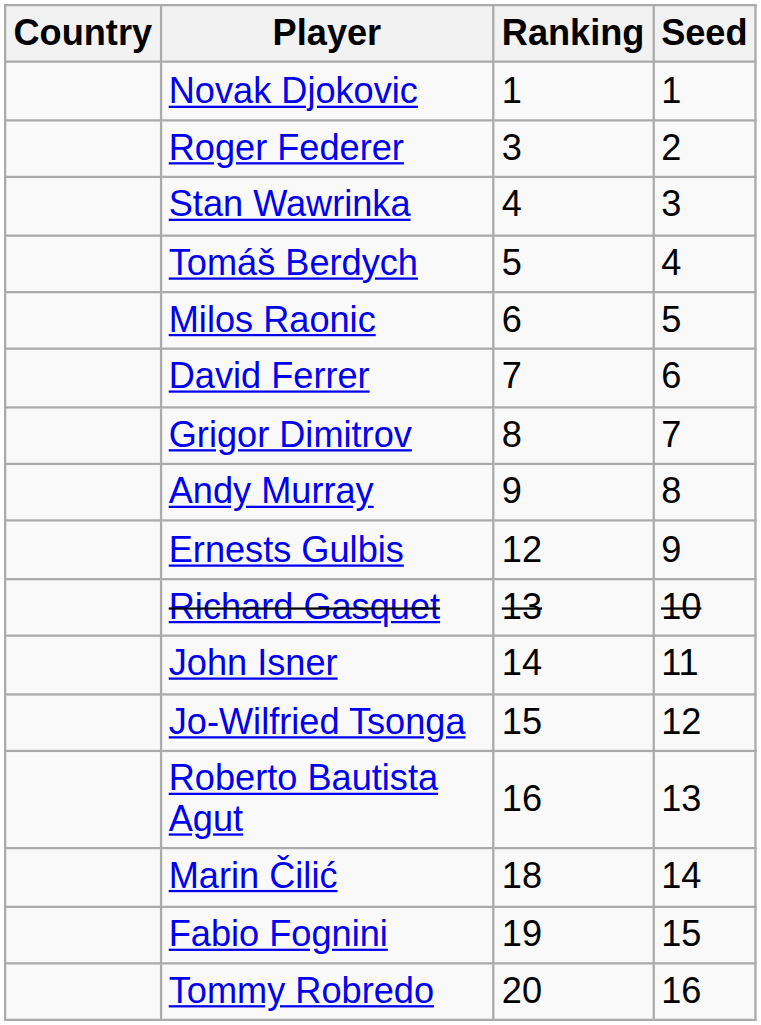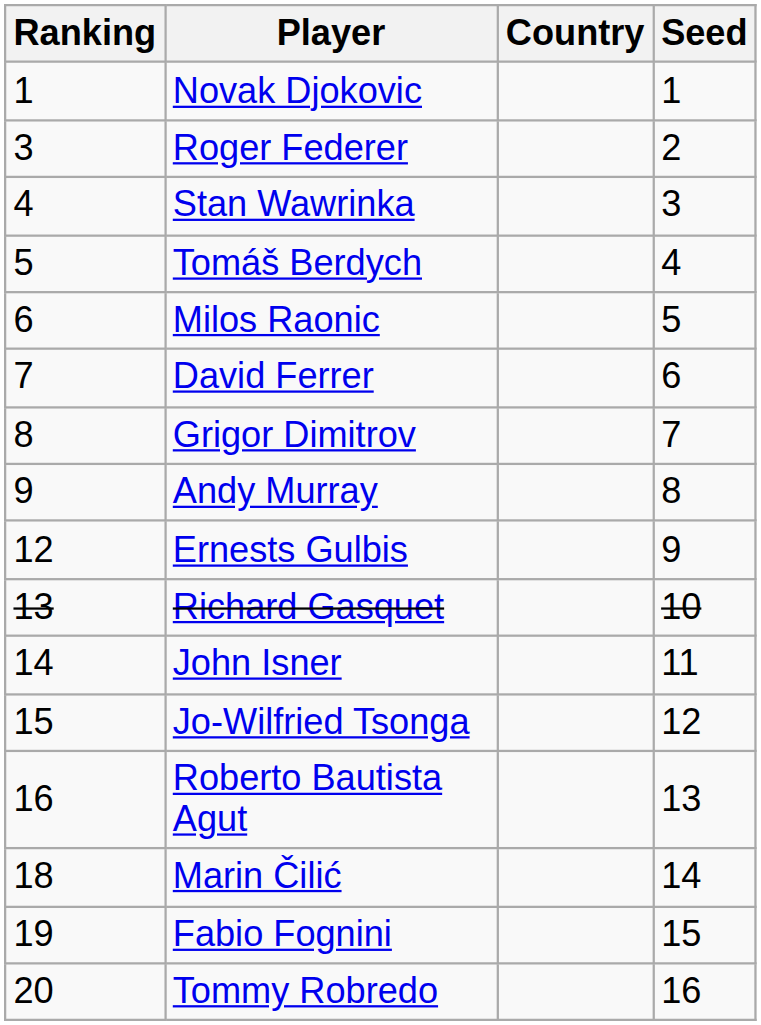columns swapped: (83, 33) <-> (573, 33)
